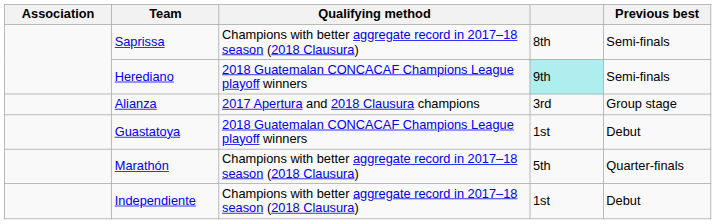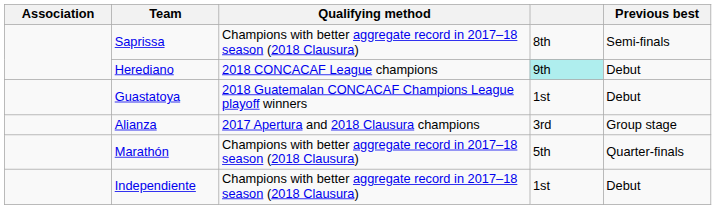(368, 76) 2018 Guatemalan CONCACAF Champions League playoff winners -> (330, 69) 2018 CONCACAF League champions
(638, 76) Semi-finals -> (623, 69) Debut
rows swapped: (136, 104) <-> (147, 131)
